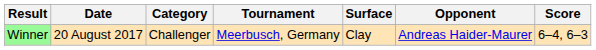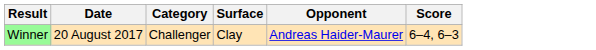- column: (278, 14)
